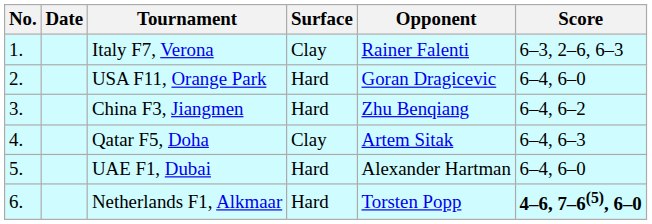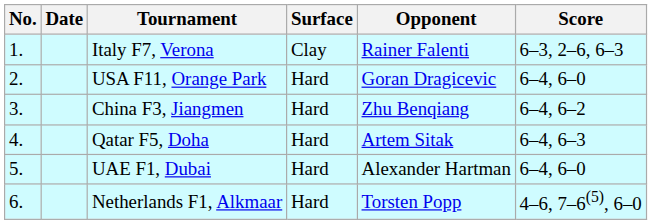(309, 139) Clay -> (310, 139) Hard
(581, 201) bold -> (581, 201) normal
